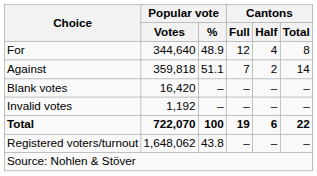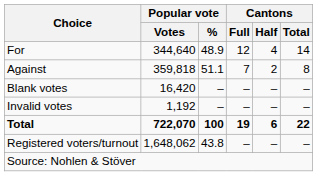(306, 50) 8 -> (303, 50) 14
(303, 69) 14 -> (306, 69) 8
